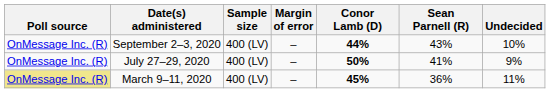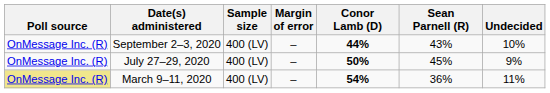(441, 62) 41% -> (441, 62) 45%
(358, 79) 45% -> (358, 79) 54%
